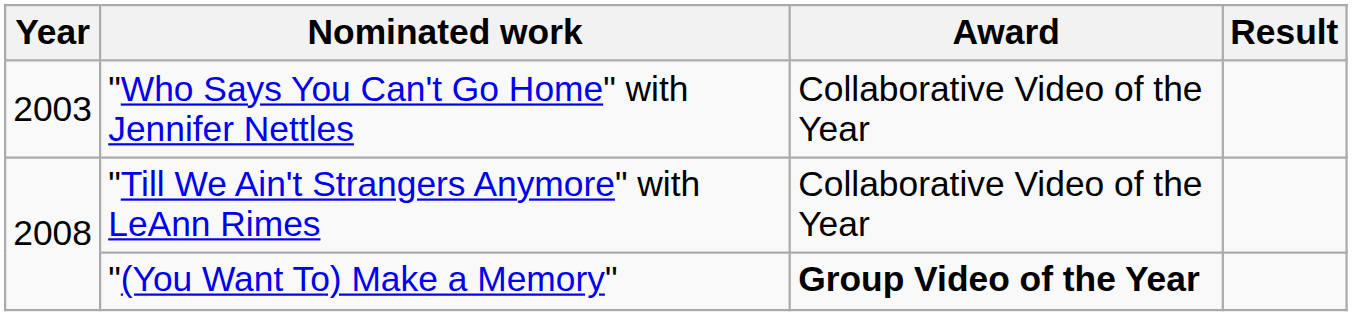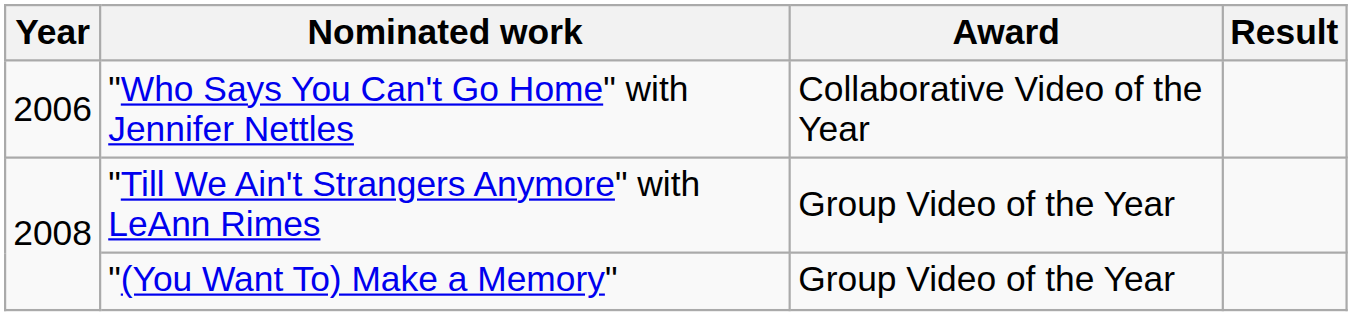(53, 108) 2003 -> (53, 108) 2006
(1000, 204) Collaborative Video of the Year -> (987, 204) Group Video of the Year
(999, 280) bold -> (987, 280) normal
